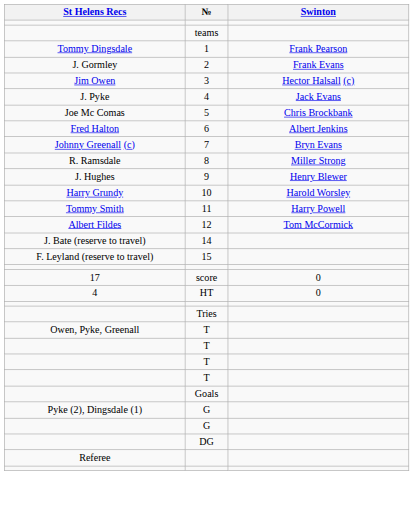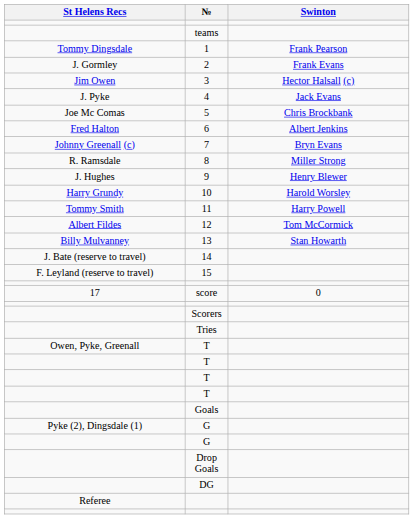+ row: (95, 240)
- row: (95, 293)
+ row: (95, 314)
+ row: (95, 464)
